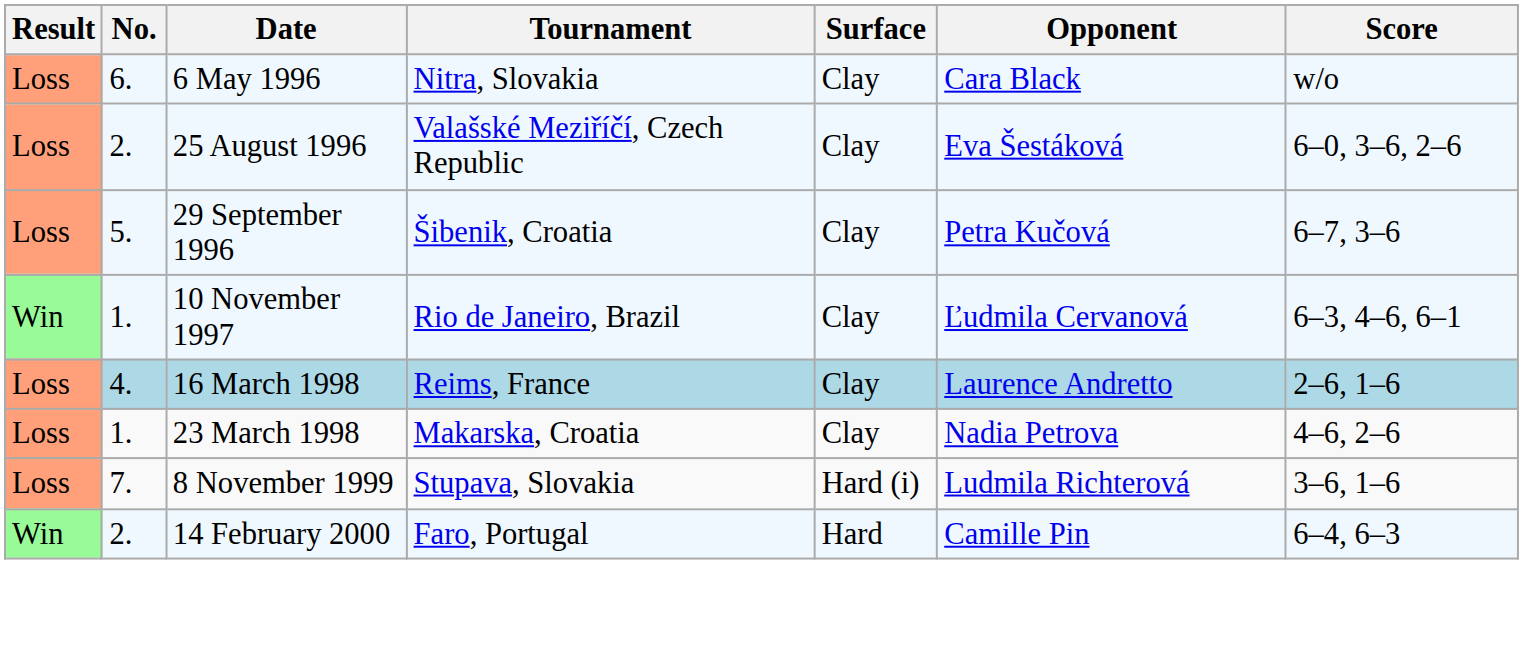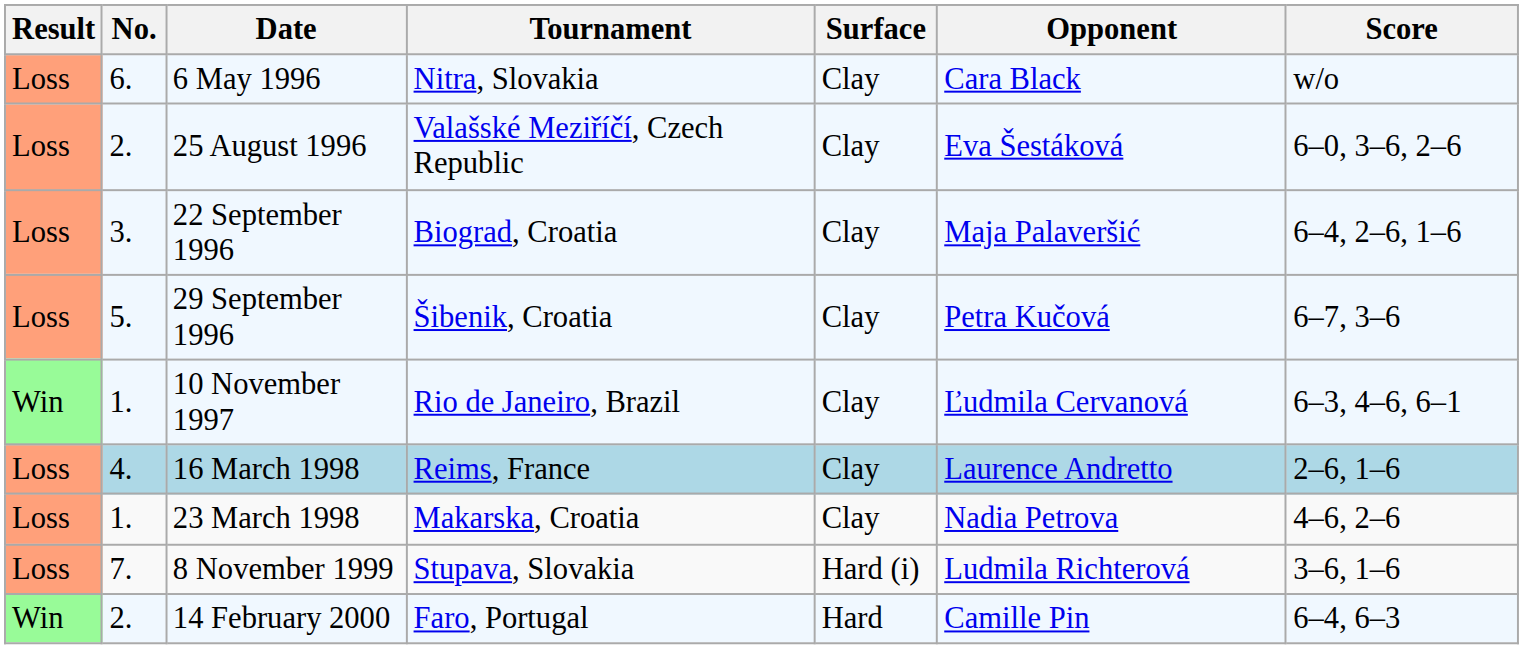+ row: (257, 230)
